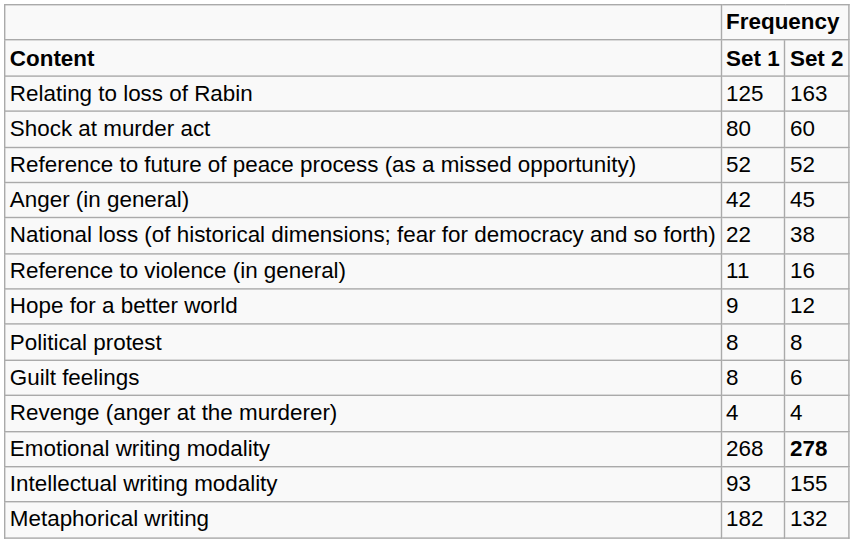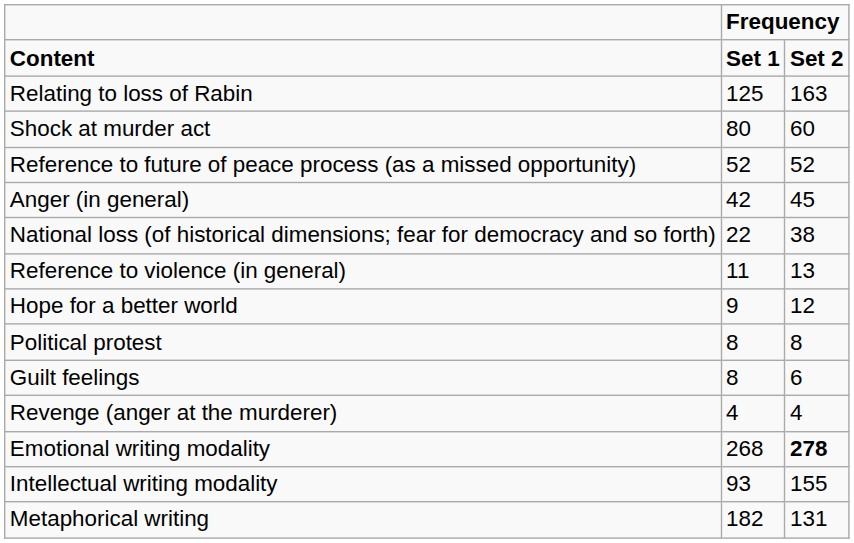(802, 270) 16 -> (802, 270) 13
(809, 519) 132 -> (809, 519) 131
